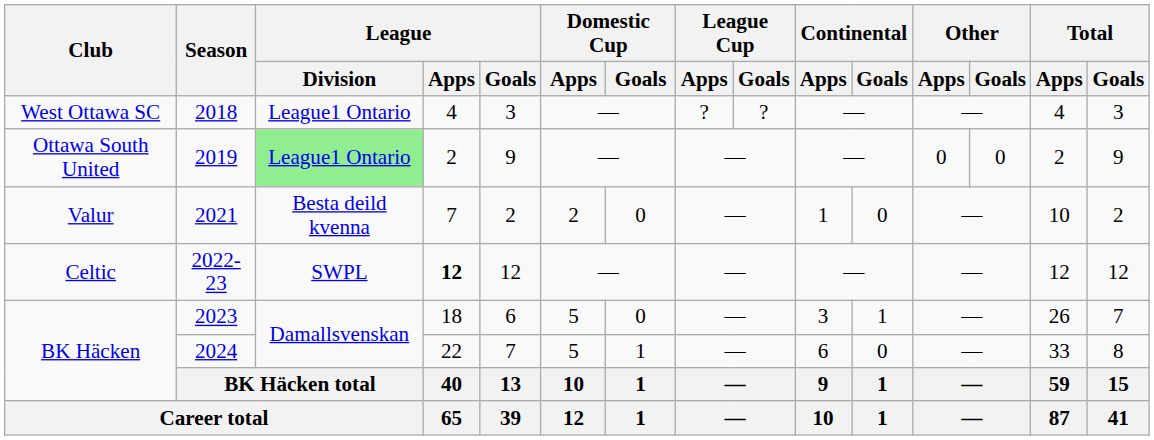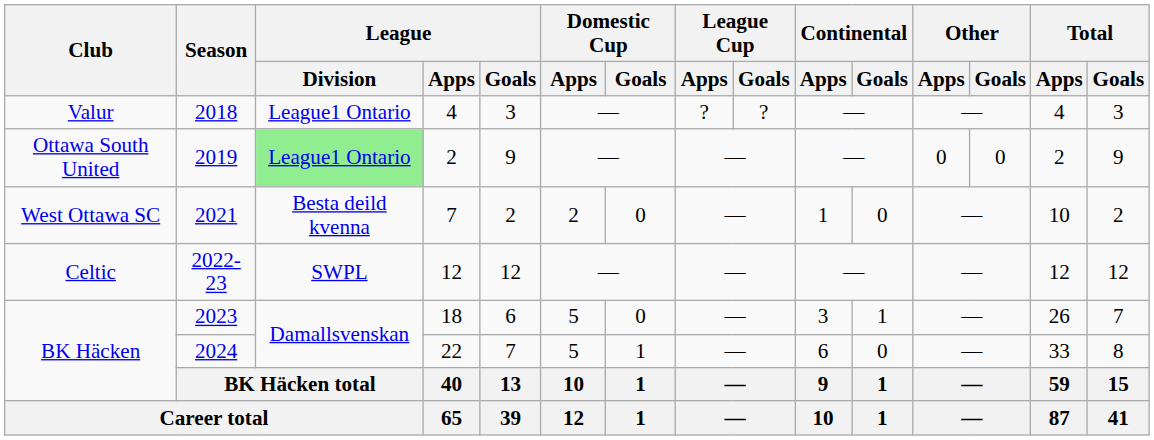(91, 111) West Ottawa SC -> (91, 111) Valur
(91, 214) Valur -> (91, 214) West Ottawa SC
(451, 271) bold -> (451, 271) normal
